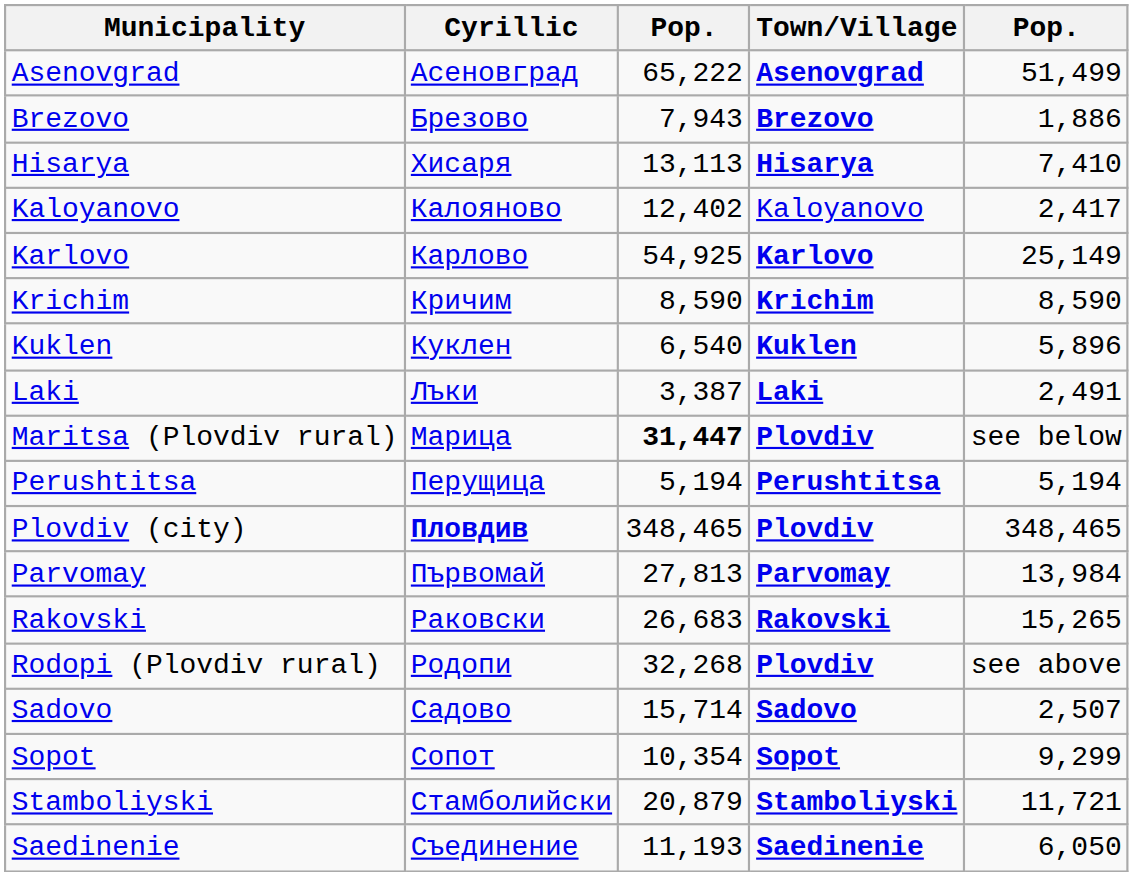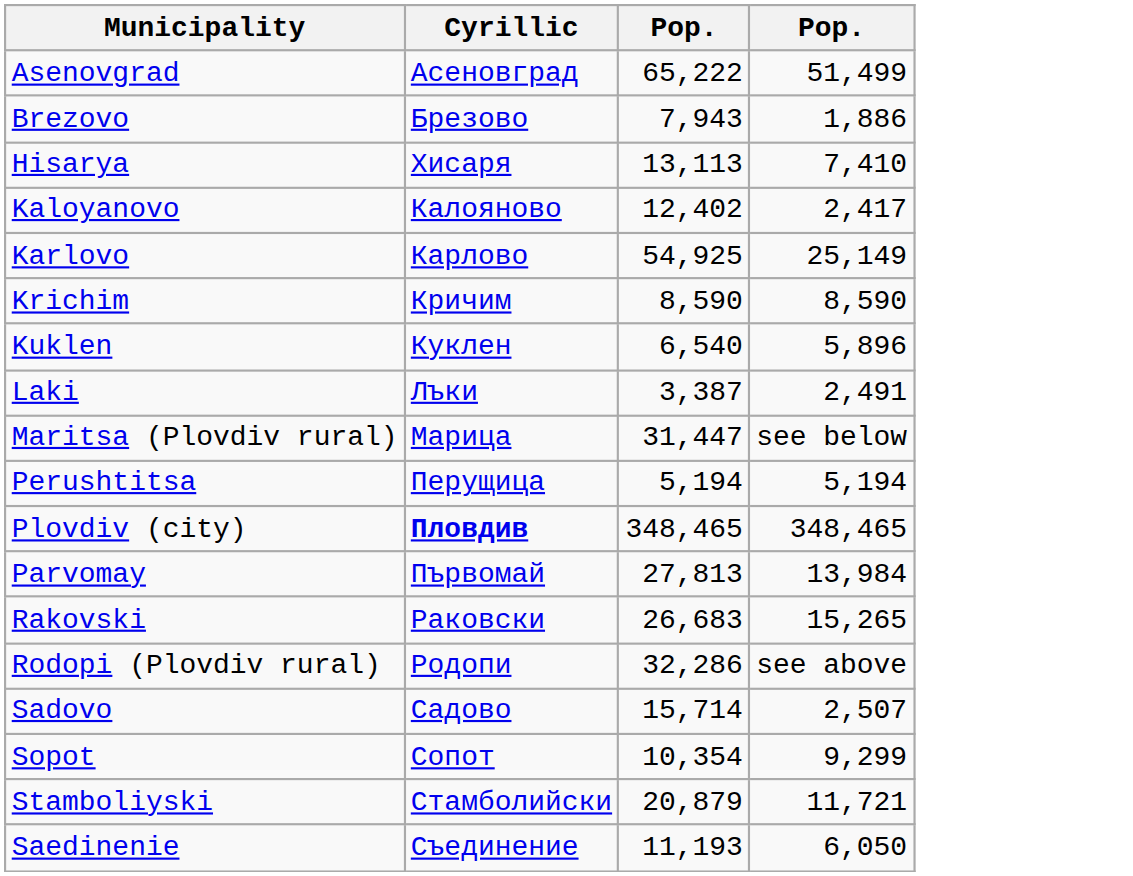- column: (857, 28)
(693, 438) bold -> (693, 438) normal
(693, 666) 32,268 -> (693, 666) 32,286
